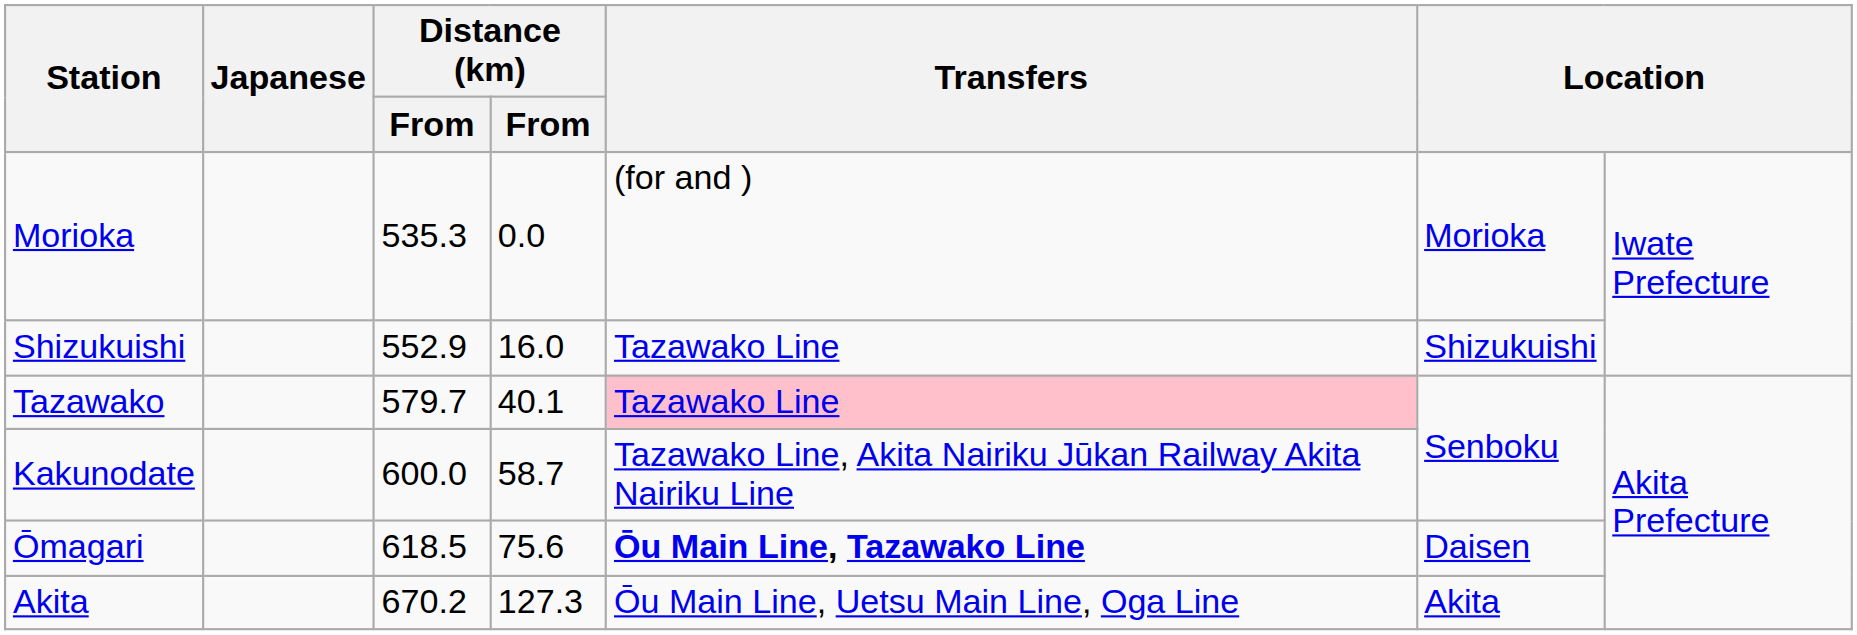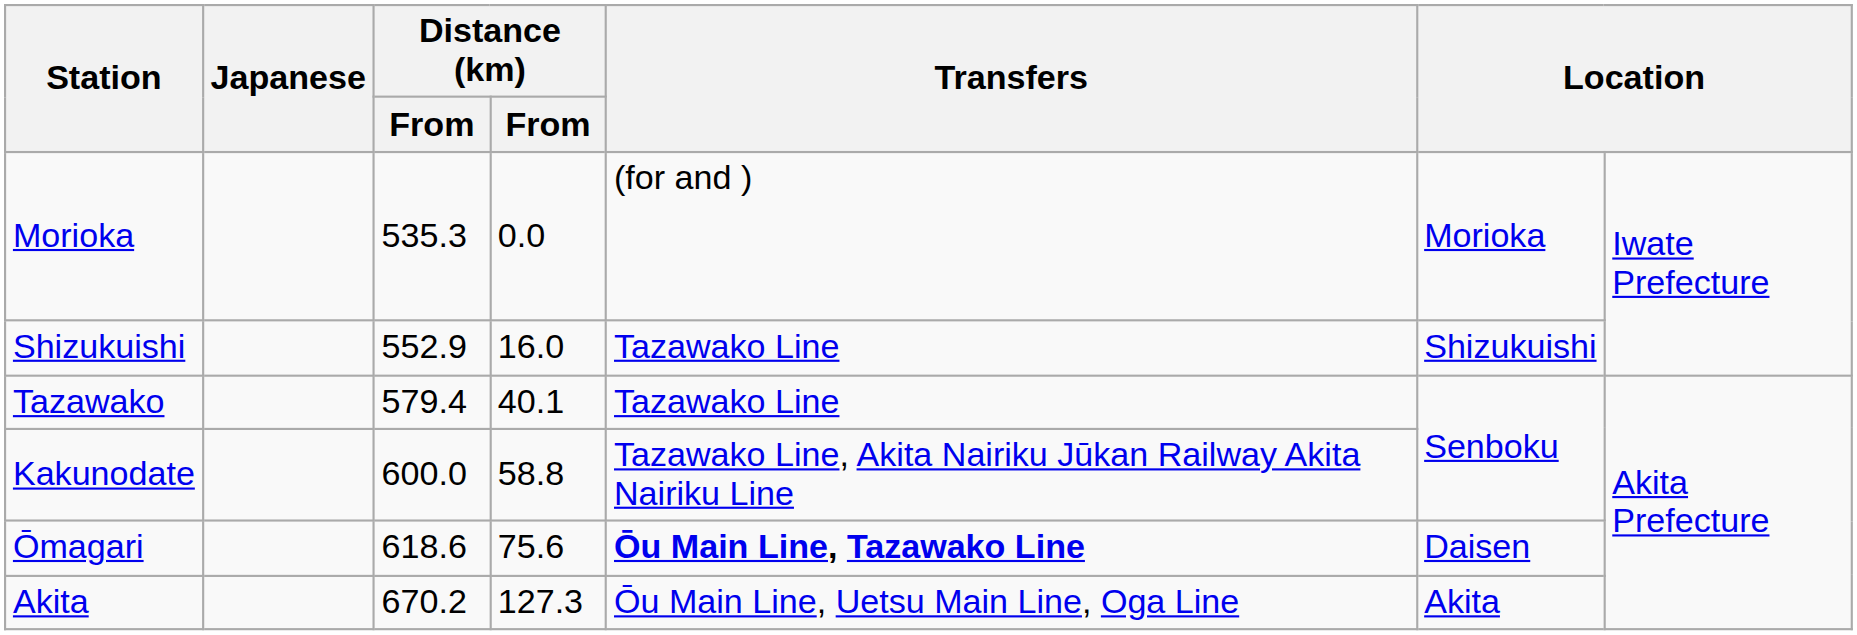(424, 401) 579.7 -> (424, 401) 579.4
(727, 401) pink background -> (727, 401) no background
(531, 474) 58.7 -> (531, 474) 58.8
(424, 547) 618.5 -> (424, 547) 618.6
